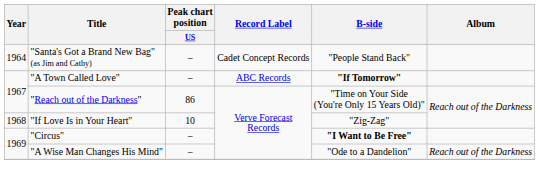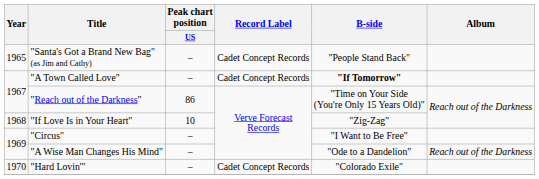(16, 57) 1964 -> (16, 57) 1965
(263, 78) ABC Records -> (263, 78) Cadet Concept Records
(369, 136) bold -> (369, 136) normal
+ row: (58, 167)
